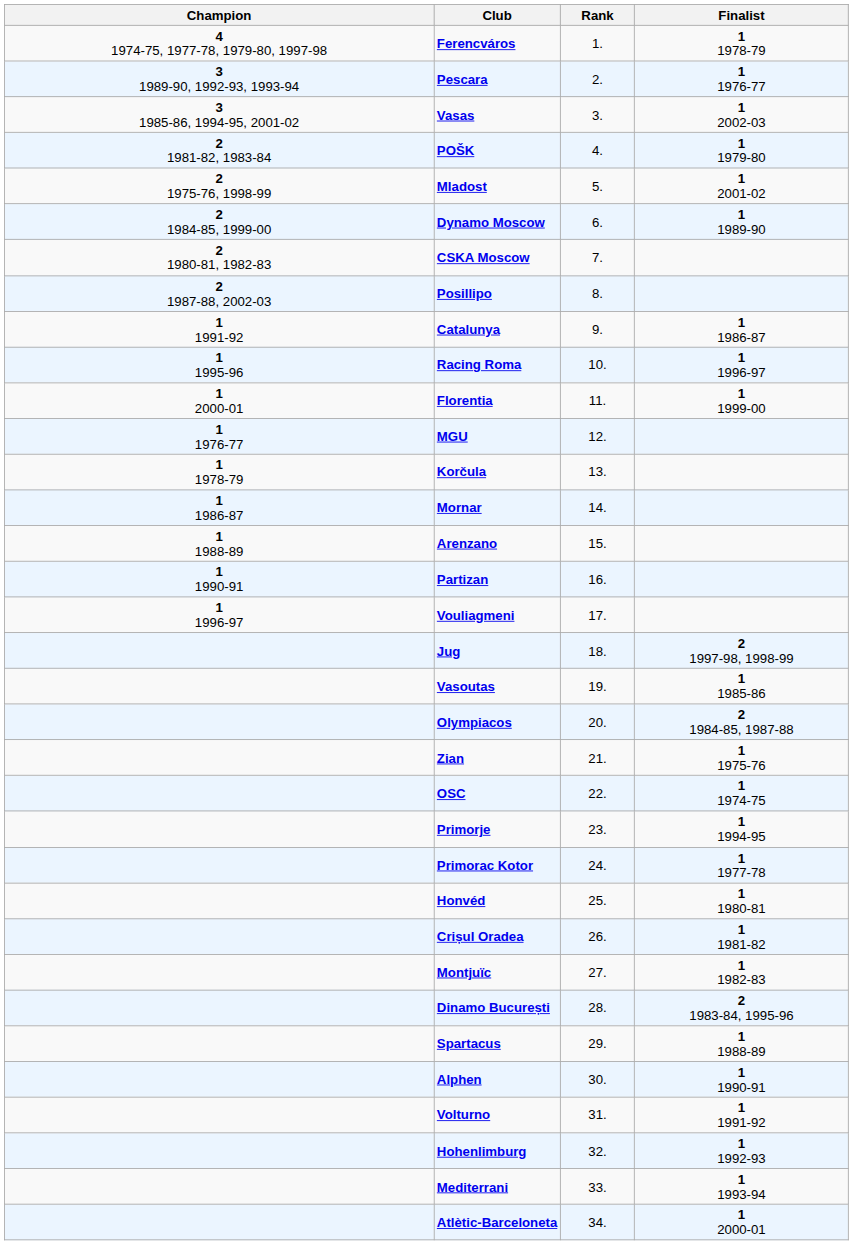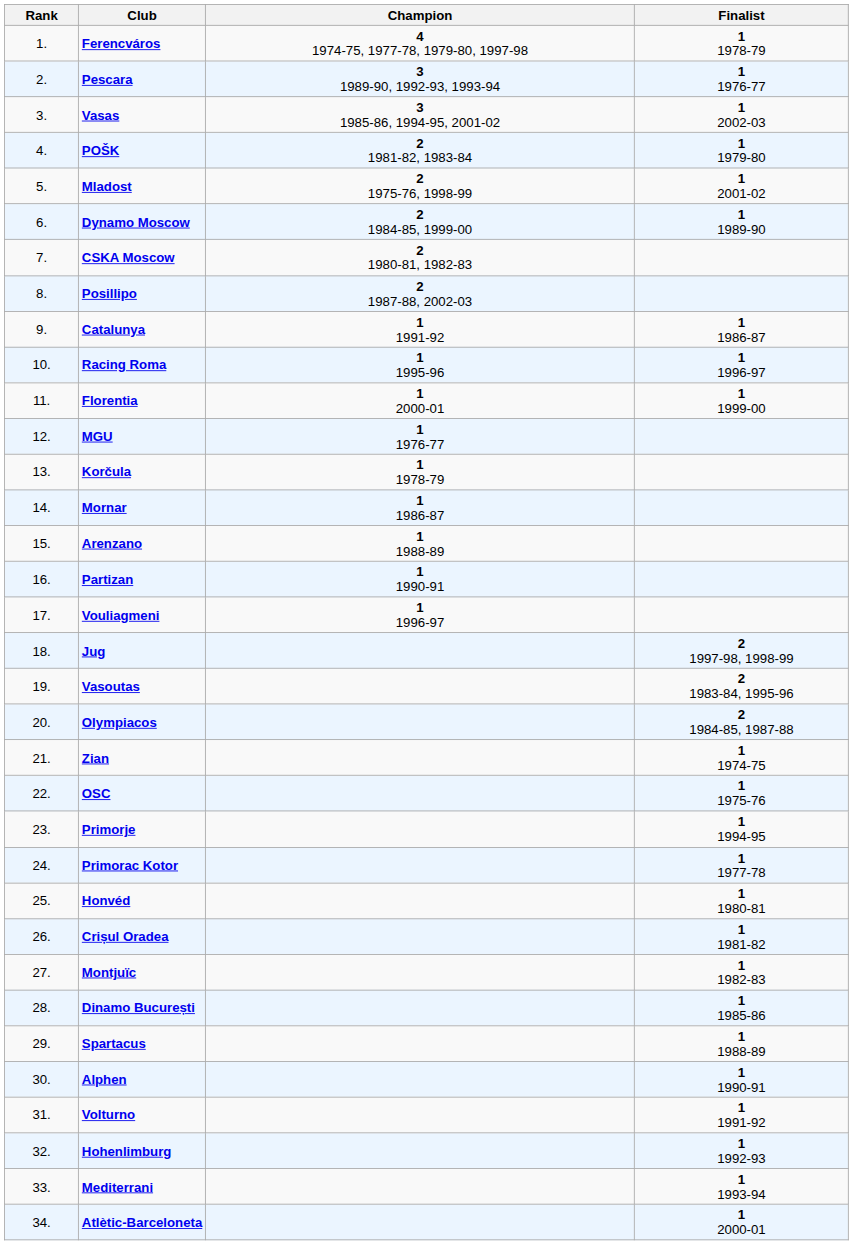columns swapped: (598, 15) <-> (219, 15)
(741, 686) 1 1985-86 -> (741, 686) 2 1983-84, 1995-96
(741, 758) 1 1975-76 -> (741, 758) 1 1974-75
(741, 794) 1 1974-75 -> (741, 794) 1 1975-76
(741, 1008) 2 1983-84, 1995-96 -> (741, 1008) 1 1985-86
